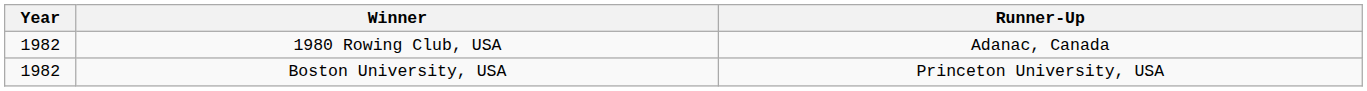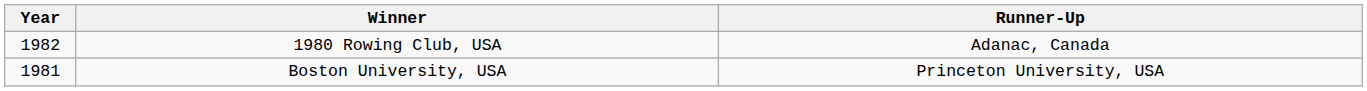(40, 72) 1982 -> (40, 72) 1981
